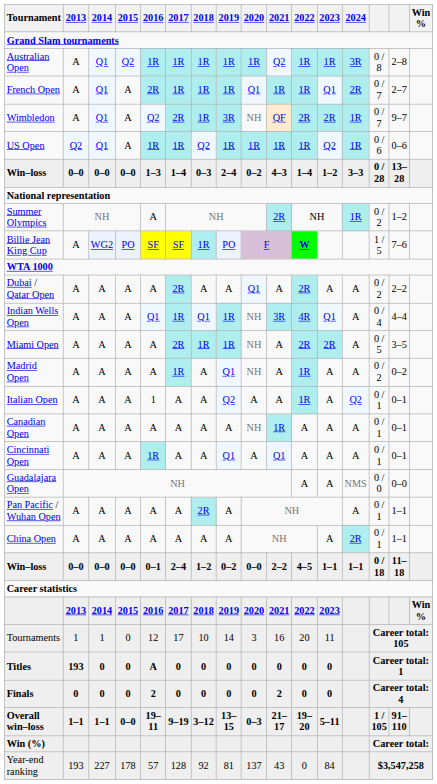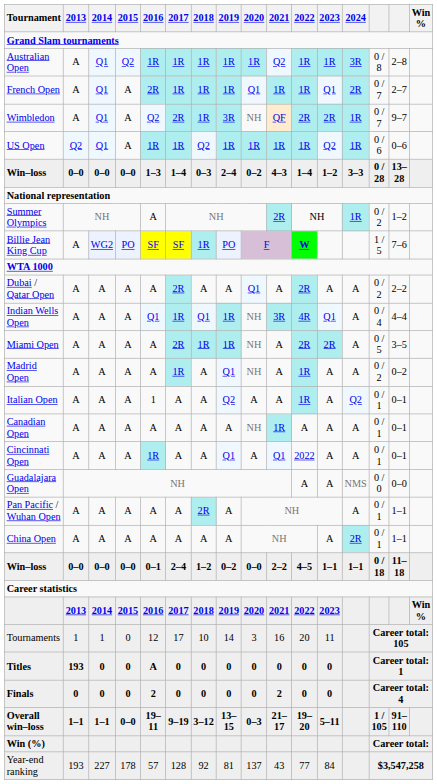(304, 455) A -> (304, 455) 2022
(304, 765) 0 -> (304, 765) 77
